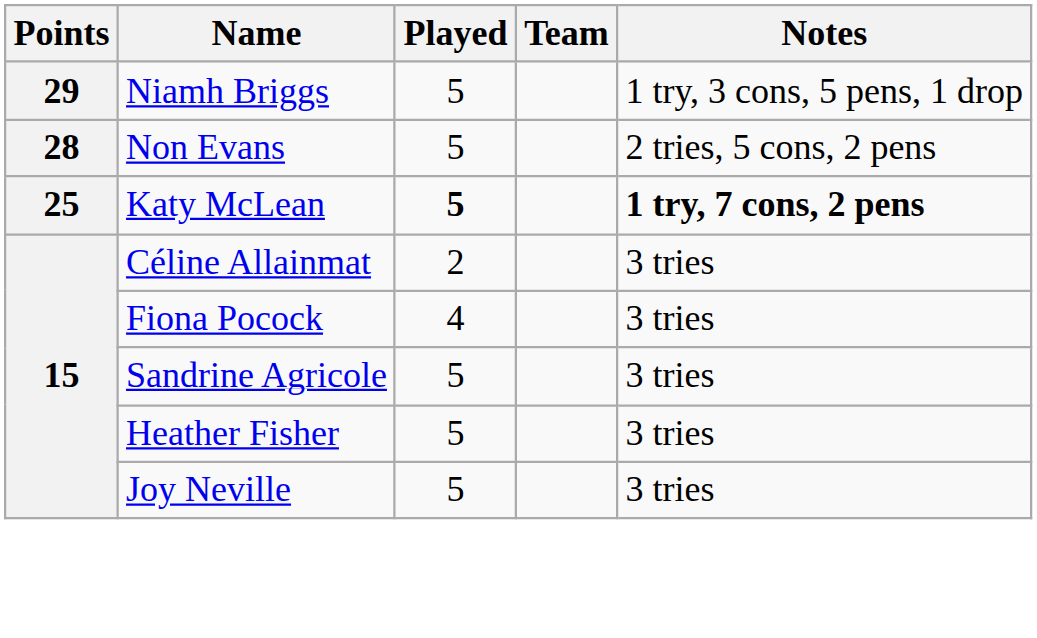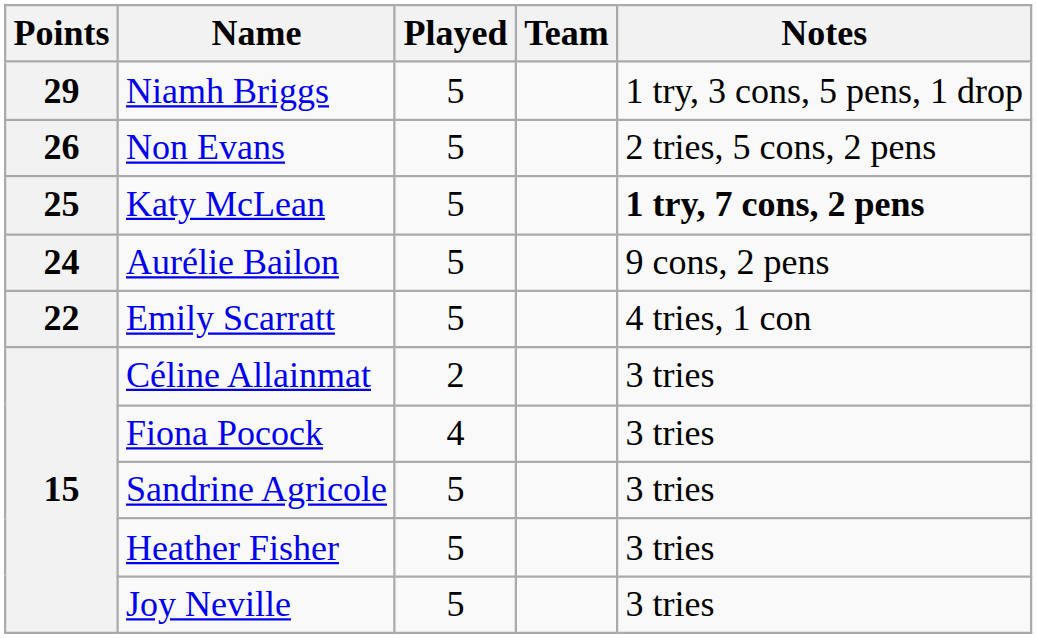(61, 147) 28 -> (61, 147) 26
(456, 204) bold -> (456, 204) normal
+ row: (232, 261)
+ row: (230, 318)
